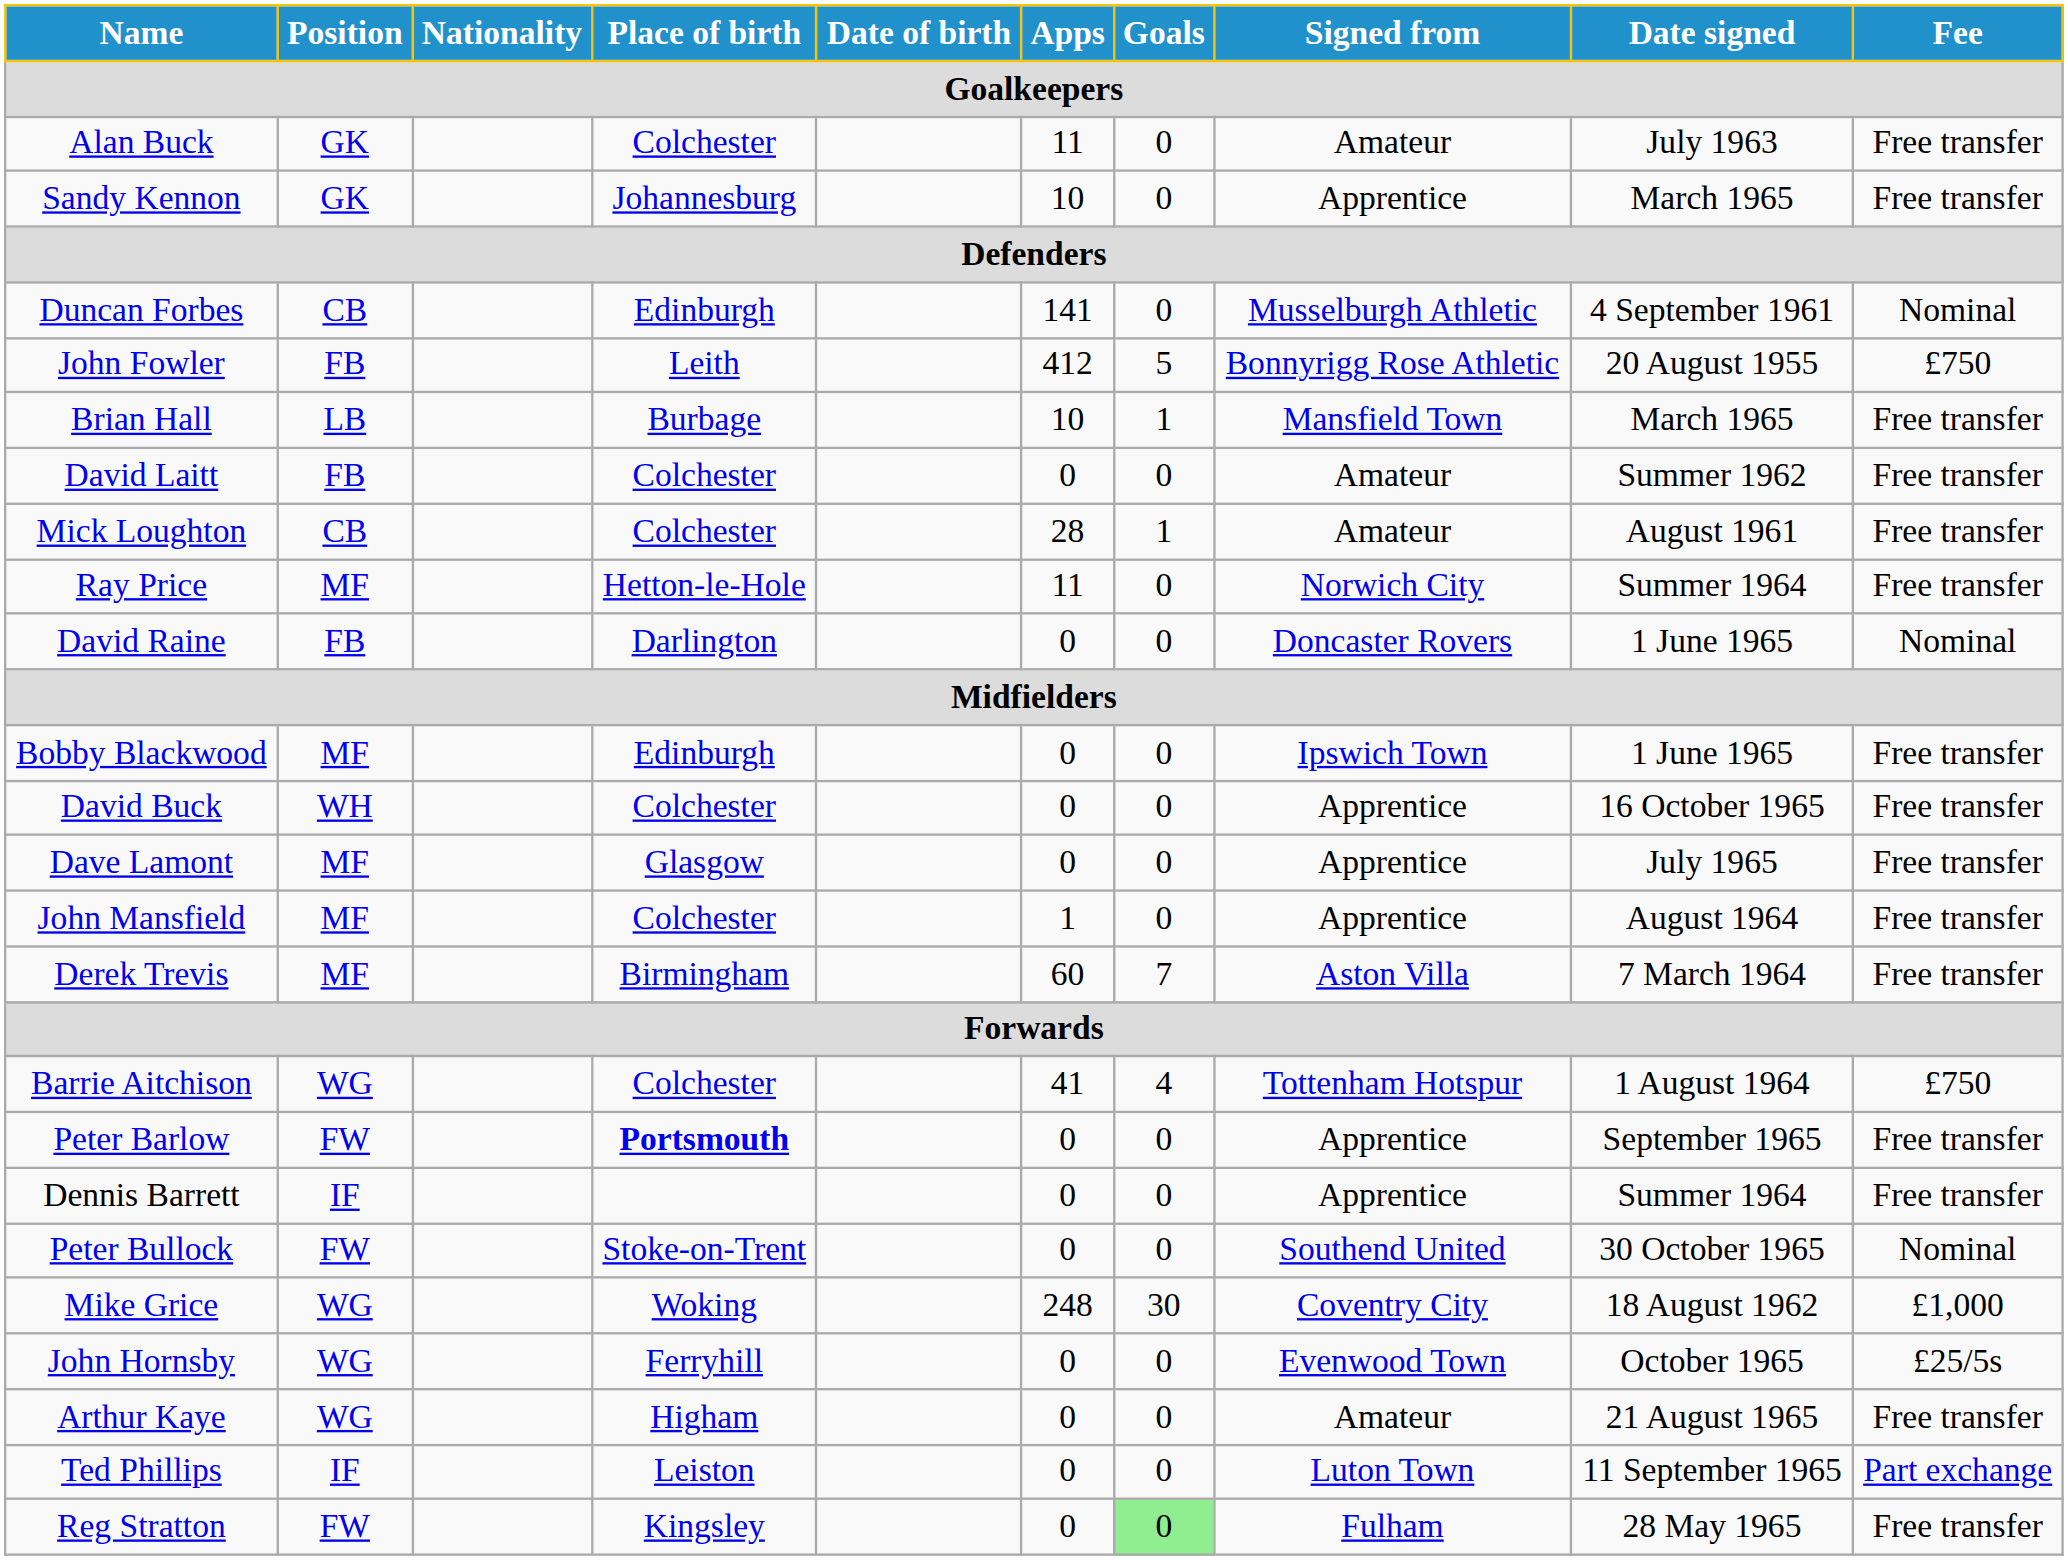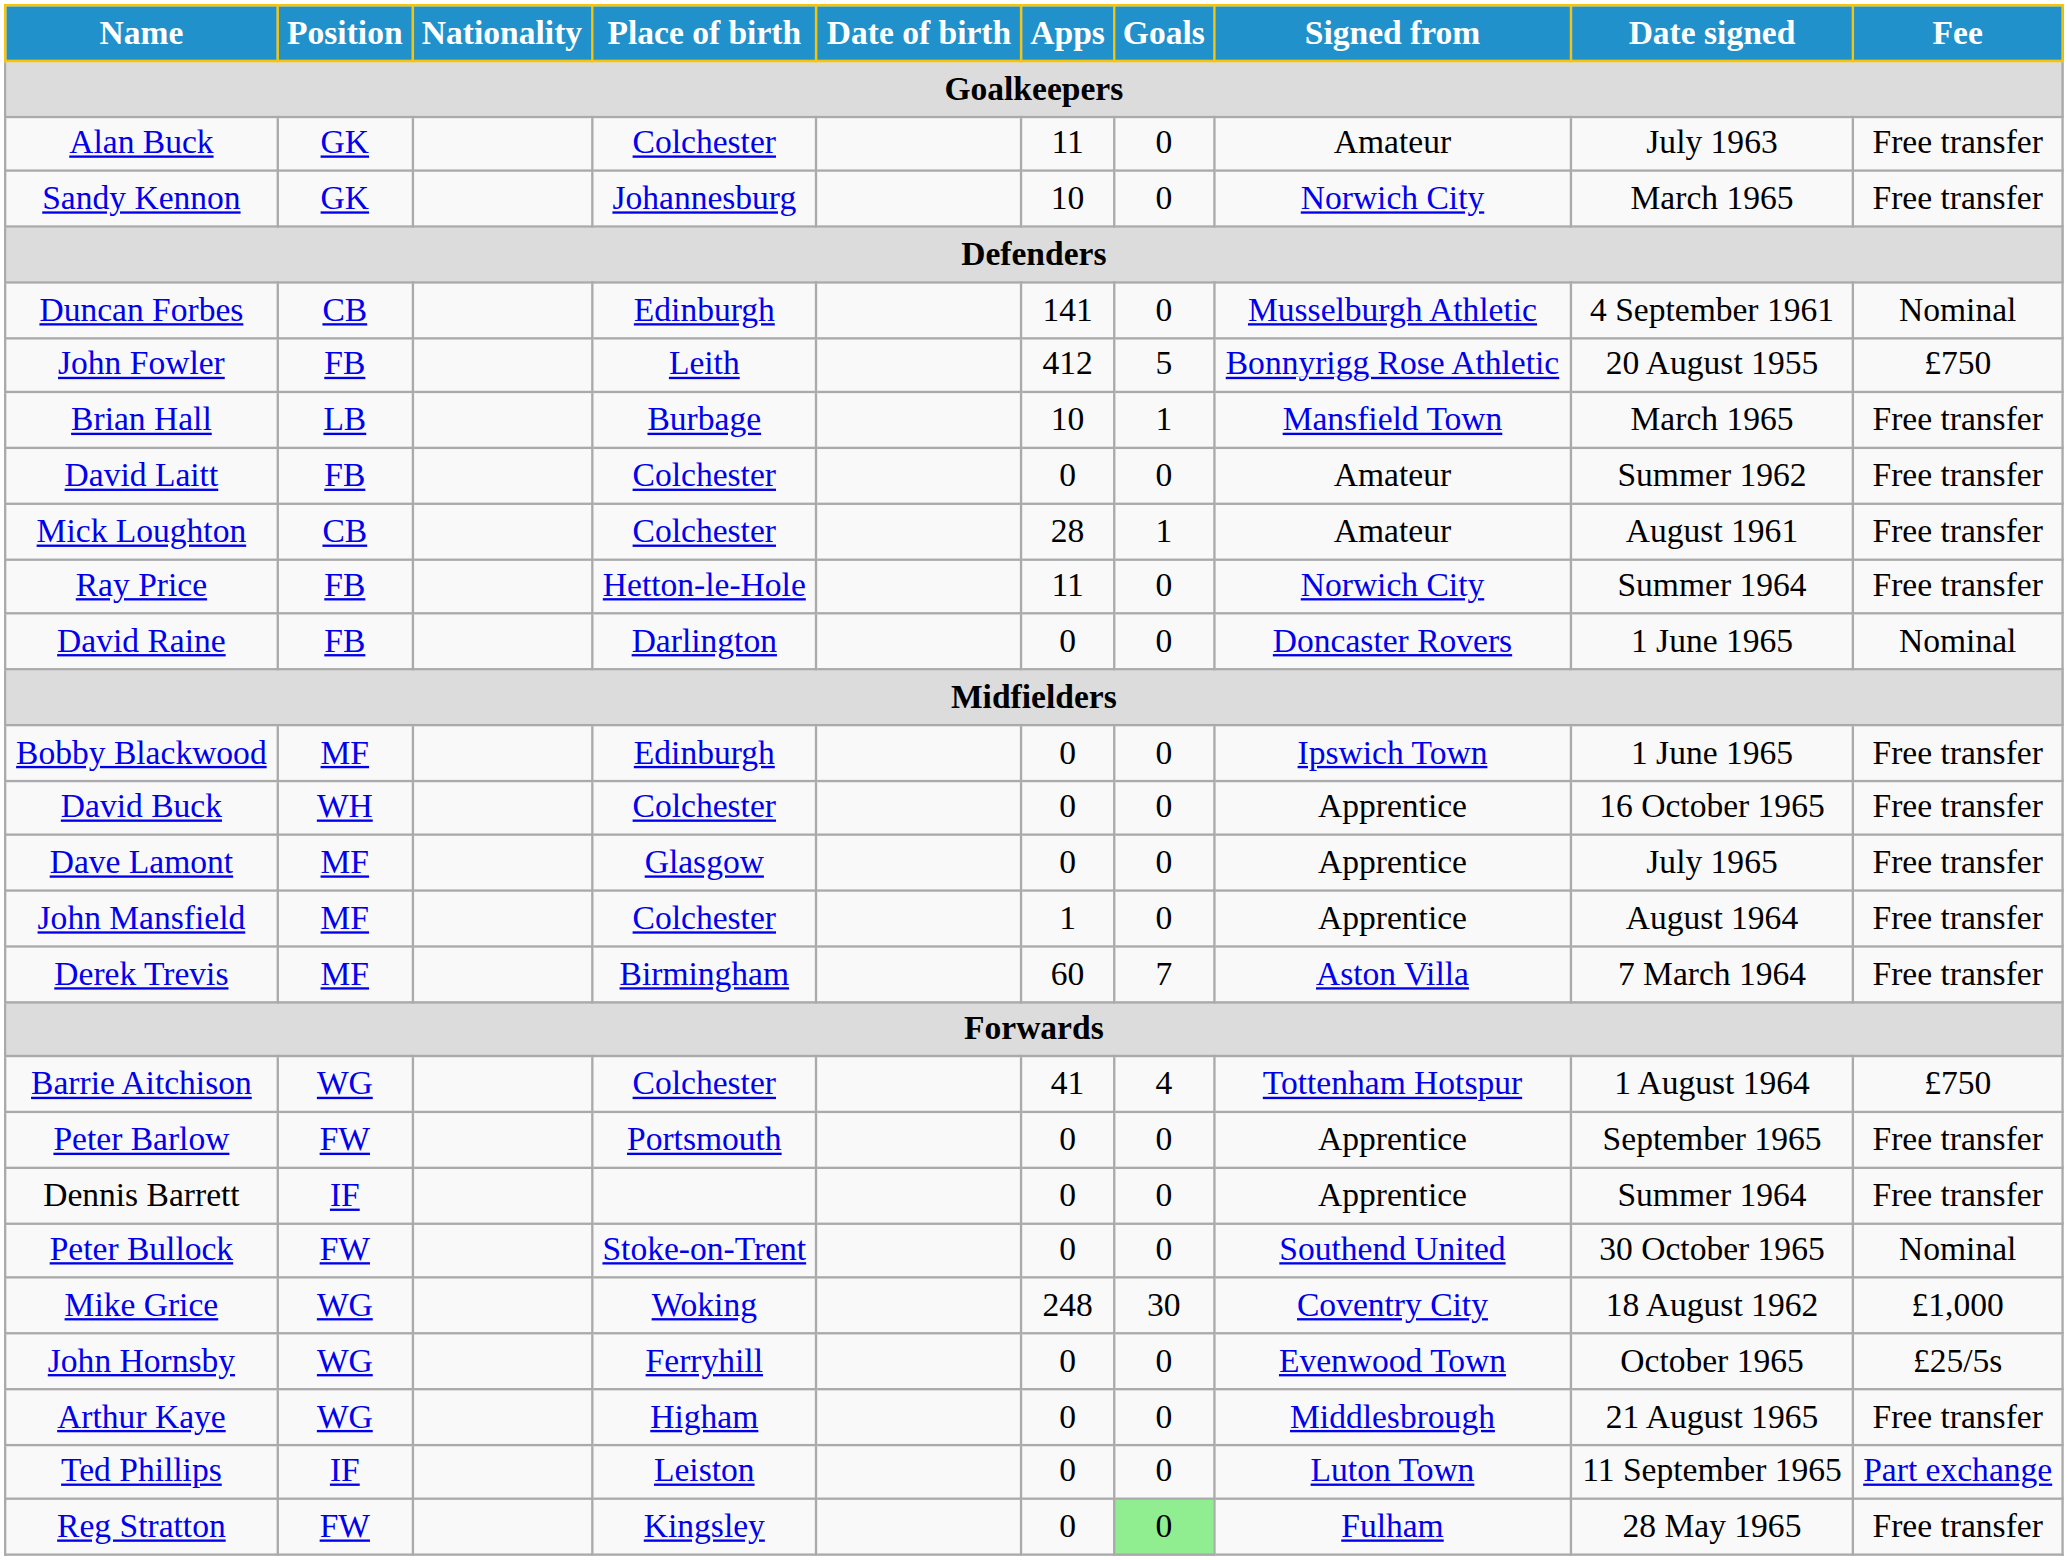(1392, 198) Apprentice -> (1392, 198) Norwich City
(345, 585) MF -> (345, 585) FB
(704, 1139) bold -> (704, 1139) normal
(1392, 1415) Amateur -> (1392, 1415) Middlesbrough
